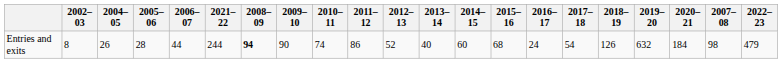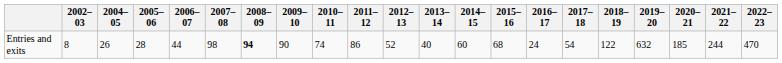columns swapped: (724, 17) <-> (223, 17)
(608, 44) 126 -> (608, 44) 122
(680, 44) 184 -> (680, 44) 185
(751, 44) 479 -> (751, 44) 470
